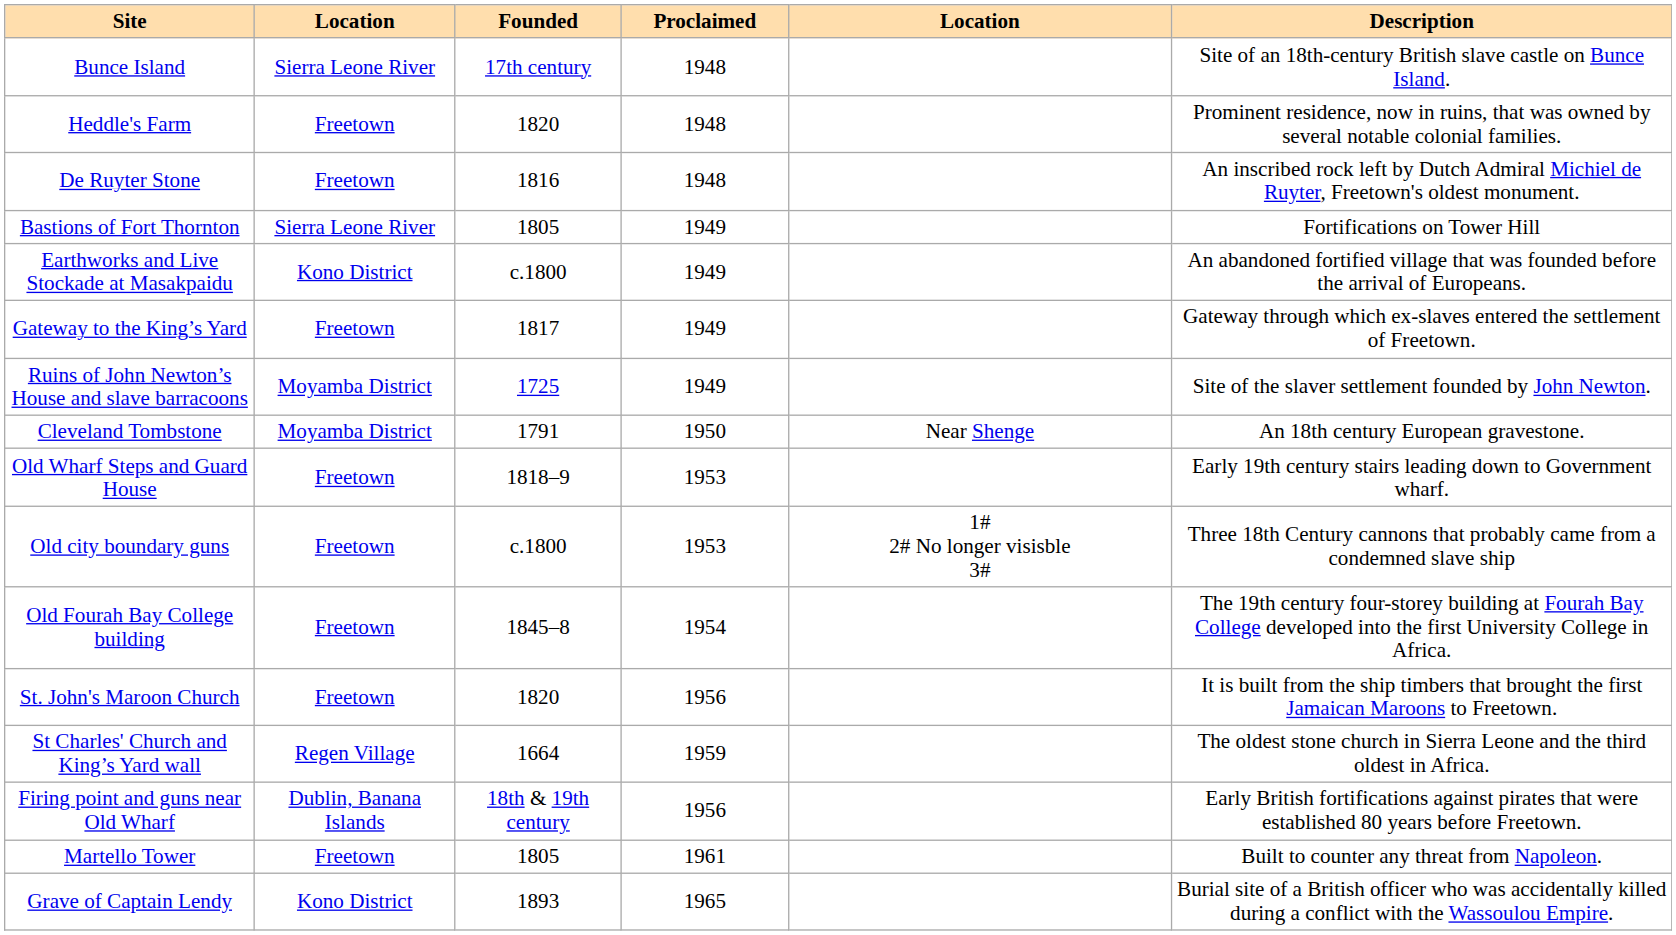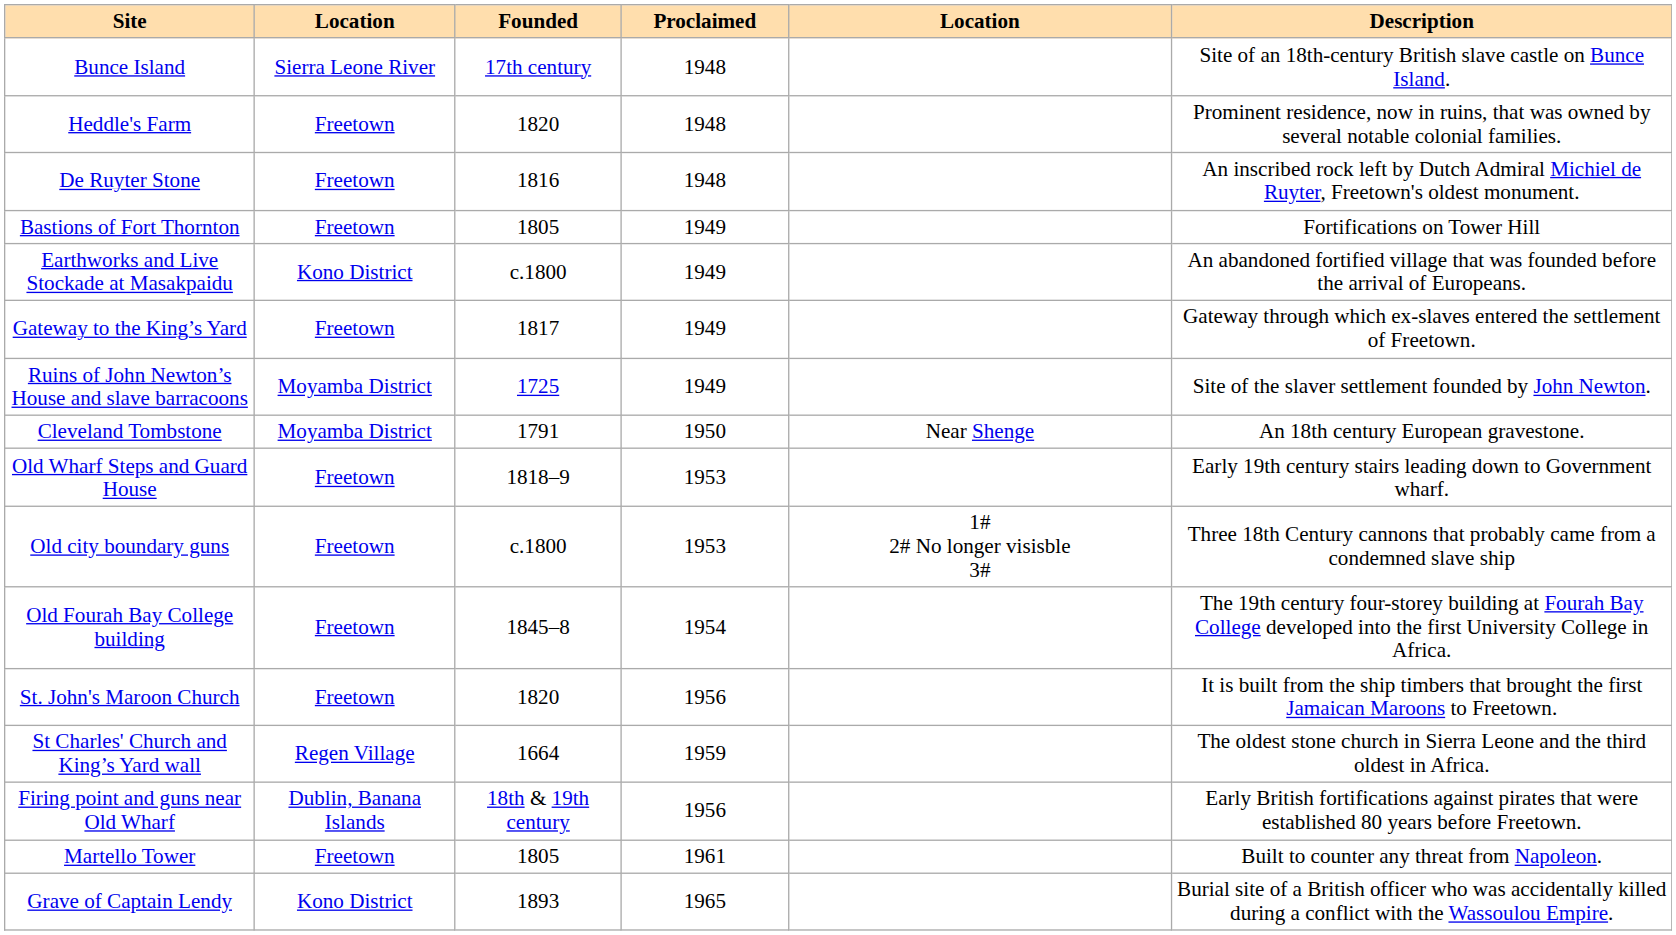(355, 226) Sierra Leone River -> (355, 226) Freetown
